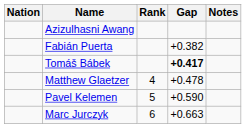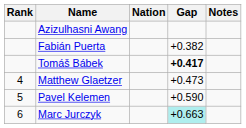columns swapped: (152, 13) <-> (23, 13)
(187, 81) +0.478 -> (187, 81) +0.473
(187, 115) no background -> (187, 115) paleturquoise background
